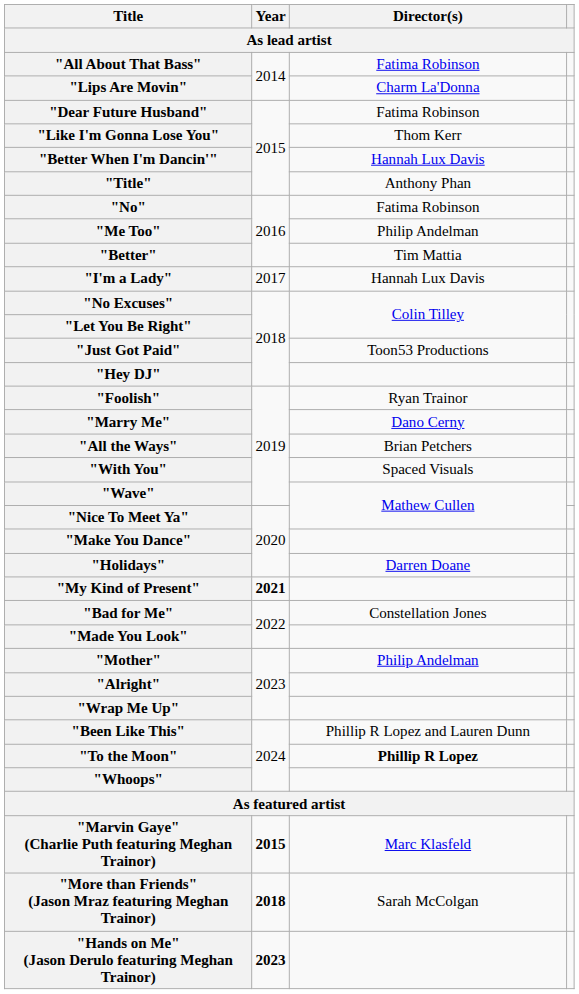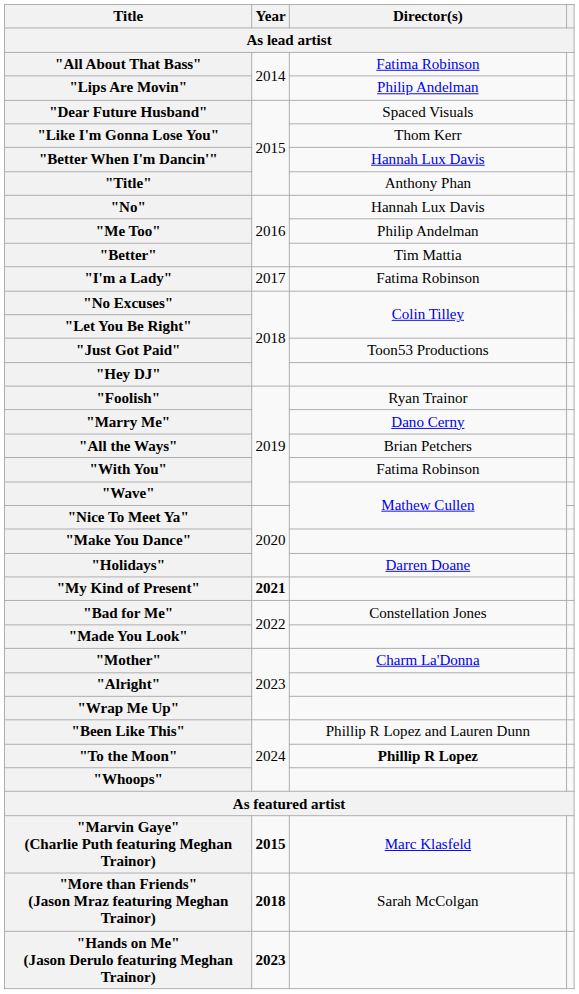(428, 87) Charm La'Donna -> (428, 87) Philip Andelman
(428, 111) Fatima Robinson -> (428, 111) Spaced Visuals
(428, 207) Fatima Robinson -> (428, 207) Hannah Lux Davis
(428, 278) Hannah Lux Davis -> (428, 278) Fatima Robinson
(428, 469) Spaced Visuals -> (428, 469) Fatima Robinson
(428, 660) Philip Andelman -> (428, 660) Charm La'Donna
